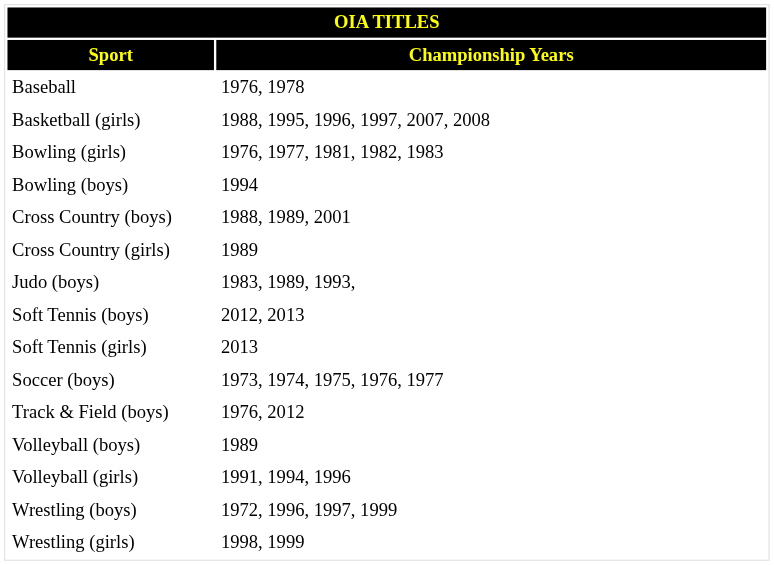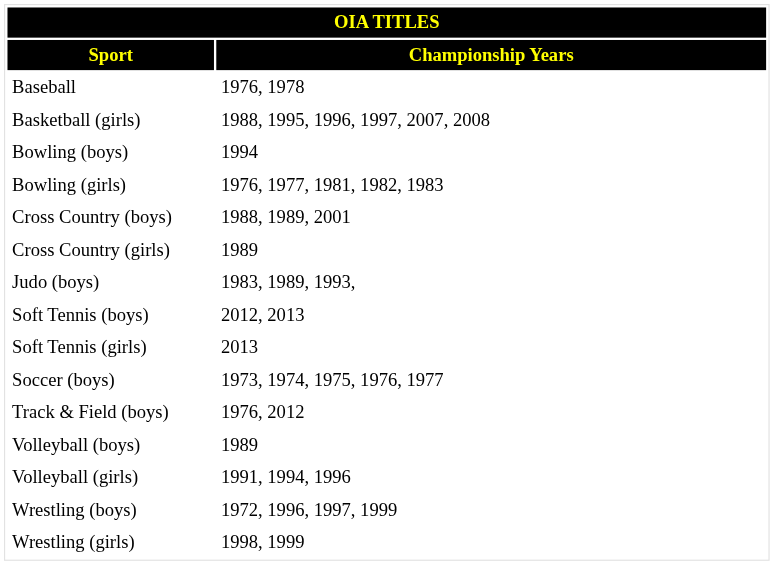rows swapped: (70, 184) <-> (69, 152)
